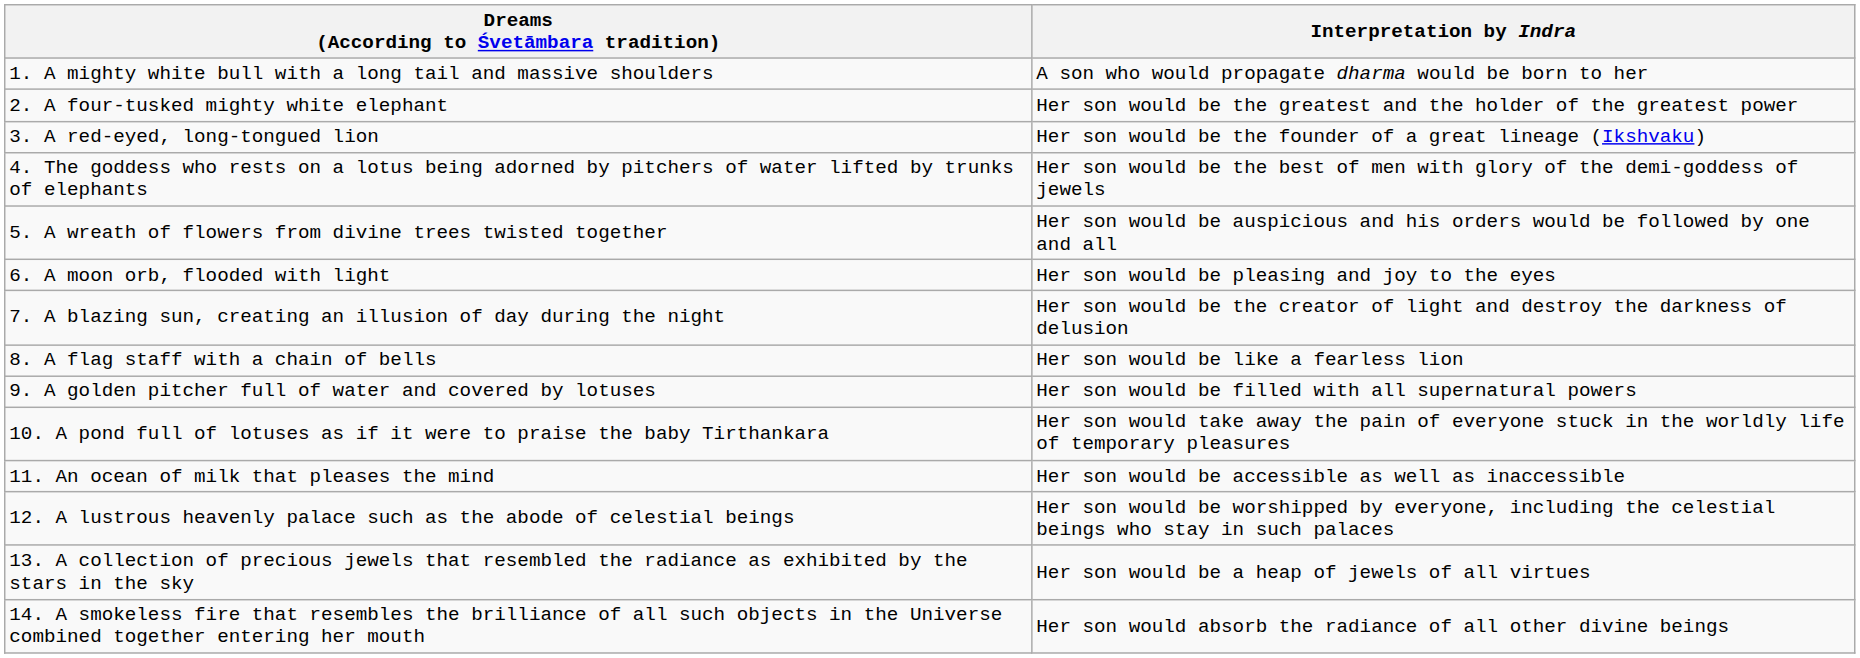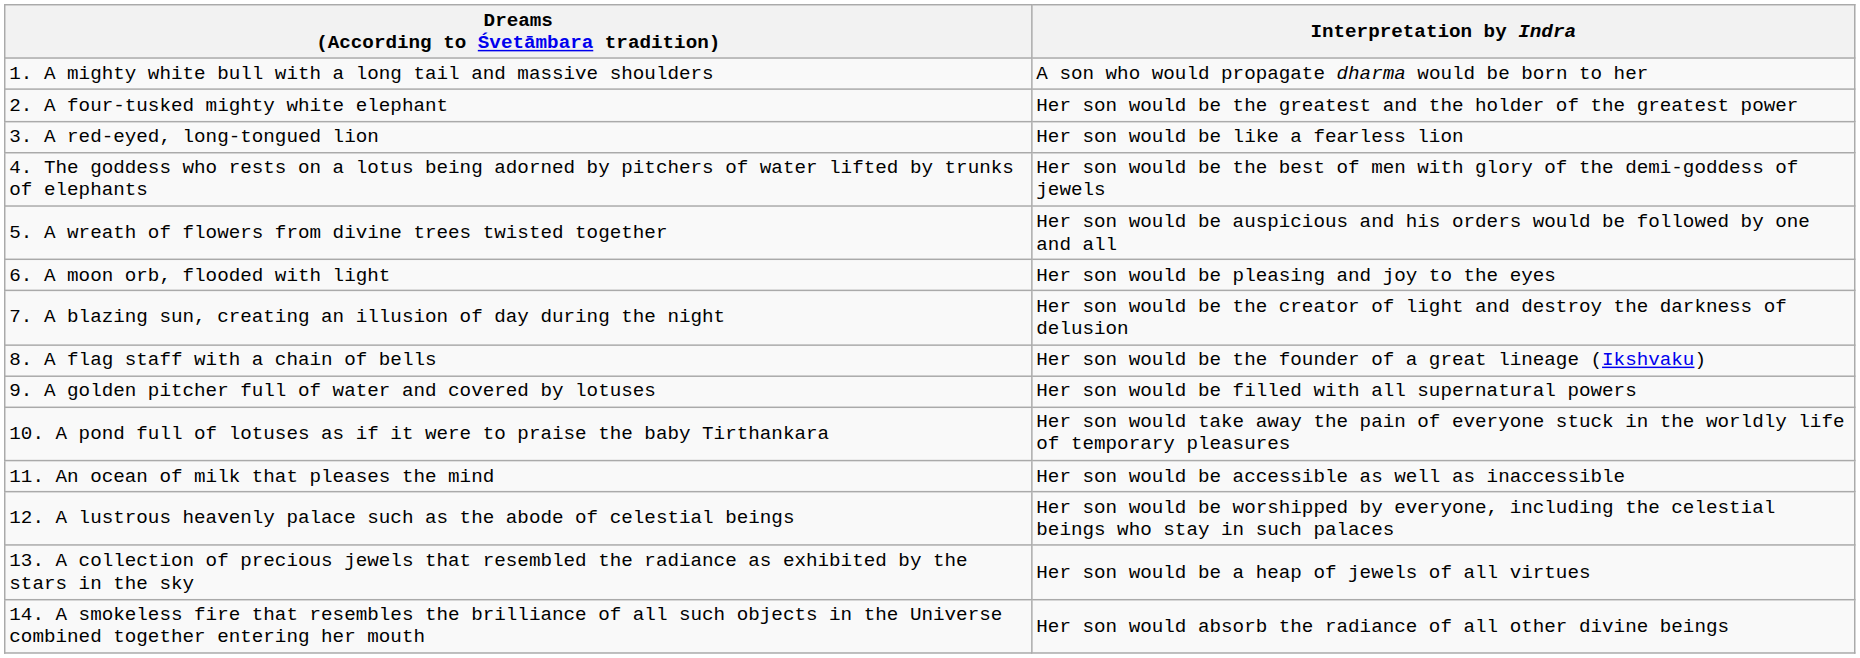(1371, 137) Her son would be the founder of a great lineage (Ikshvaku) -> (1250, 137) Her son would be like a fearless lion
(1250, 360) Her son would be like a fearless lion -> (1371, 360) Her son would be the founder of a great lineage (Ikshvaku)
